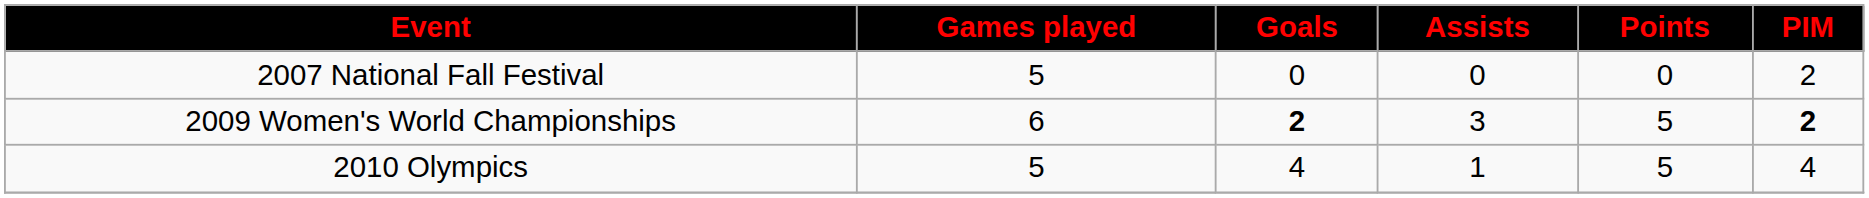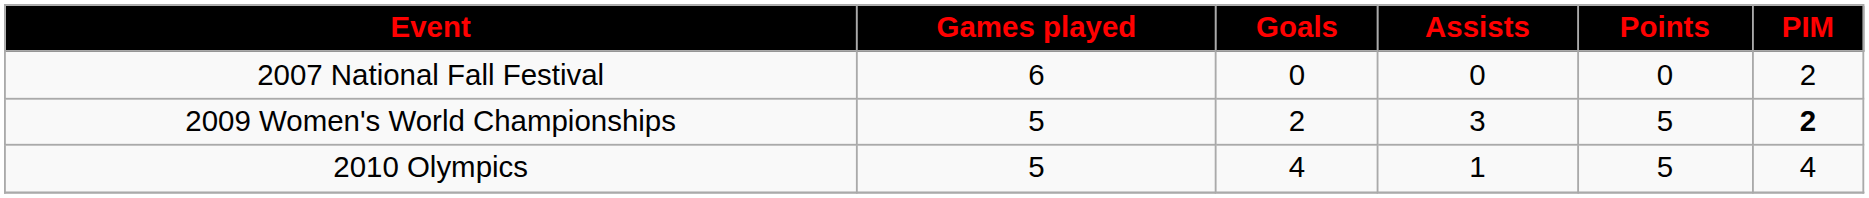(1036, 74) 5 -> (1036, 74) 6
(1036, 121) 6 -> (1036, 121) 5
(1297, 121) bold -> (1297, 121) normal
